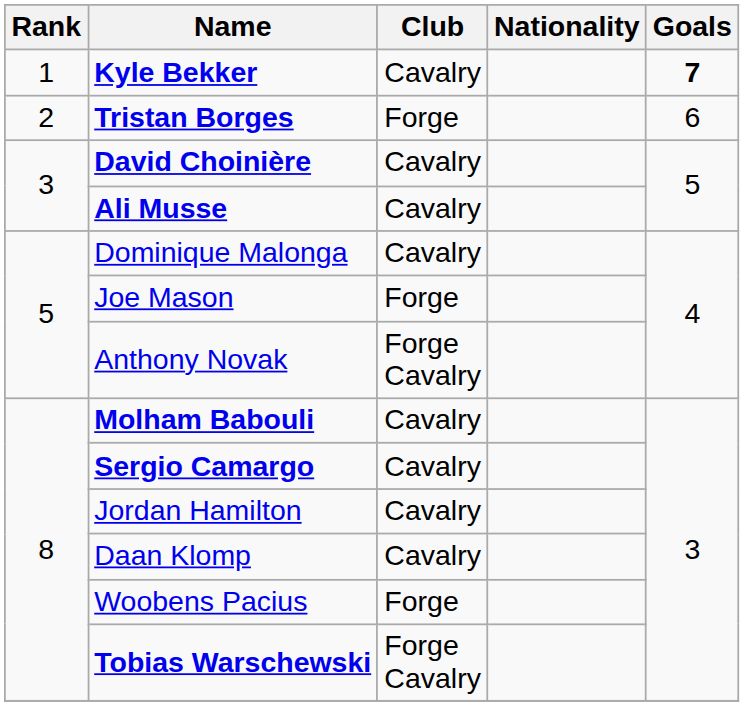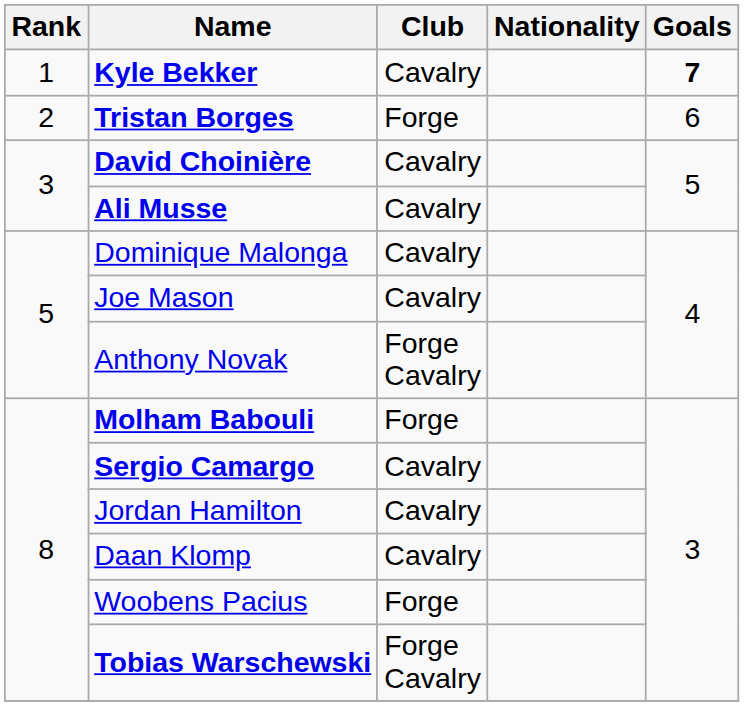(422, 298) Forge -> (433, 298) Cavalry
(433, 420) Cavalry -> (422, 420) Forge
